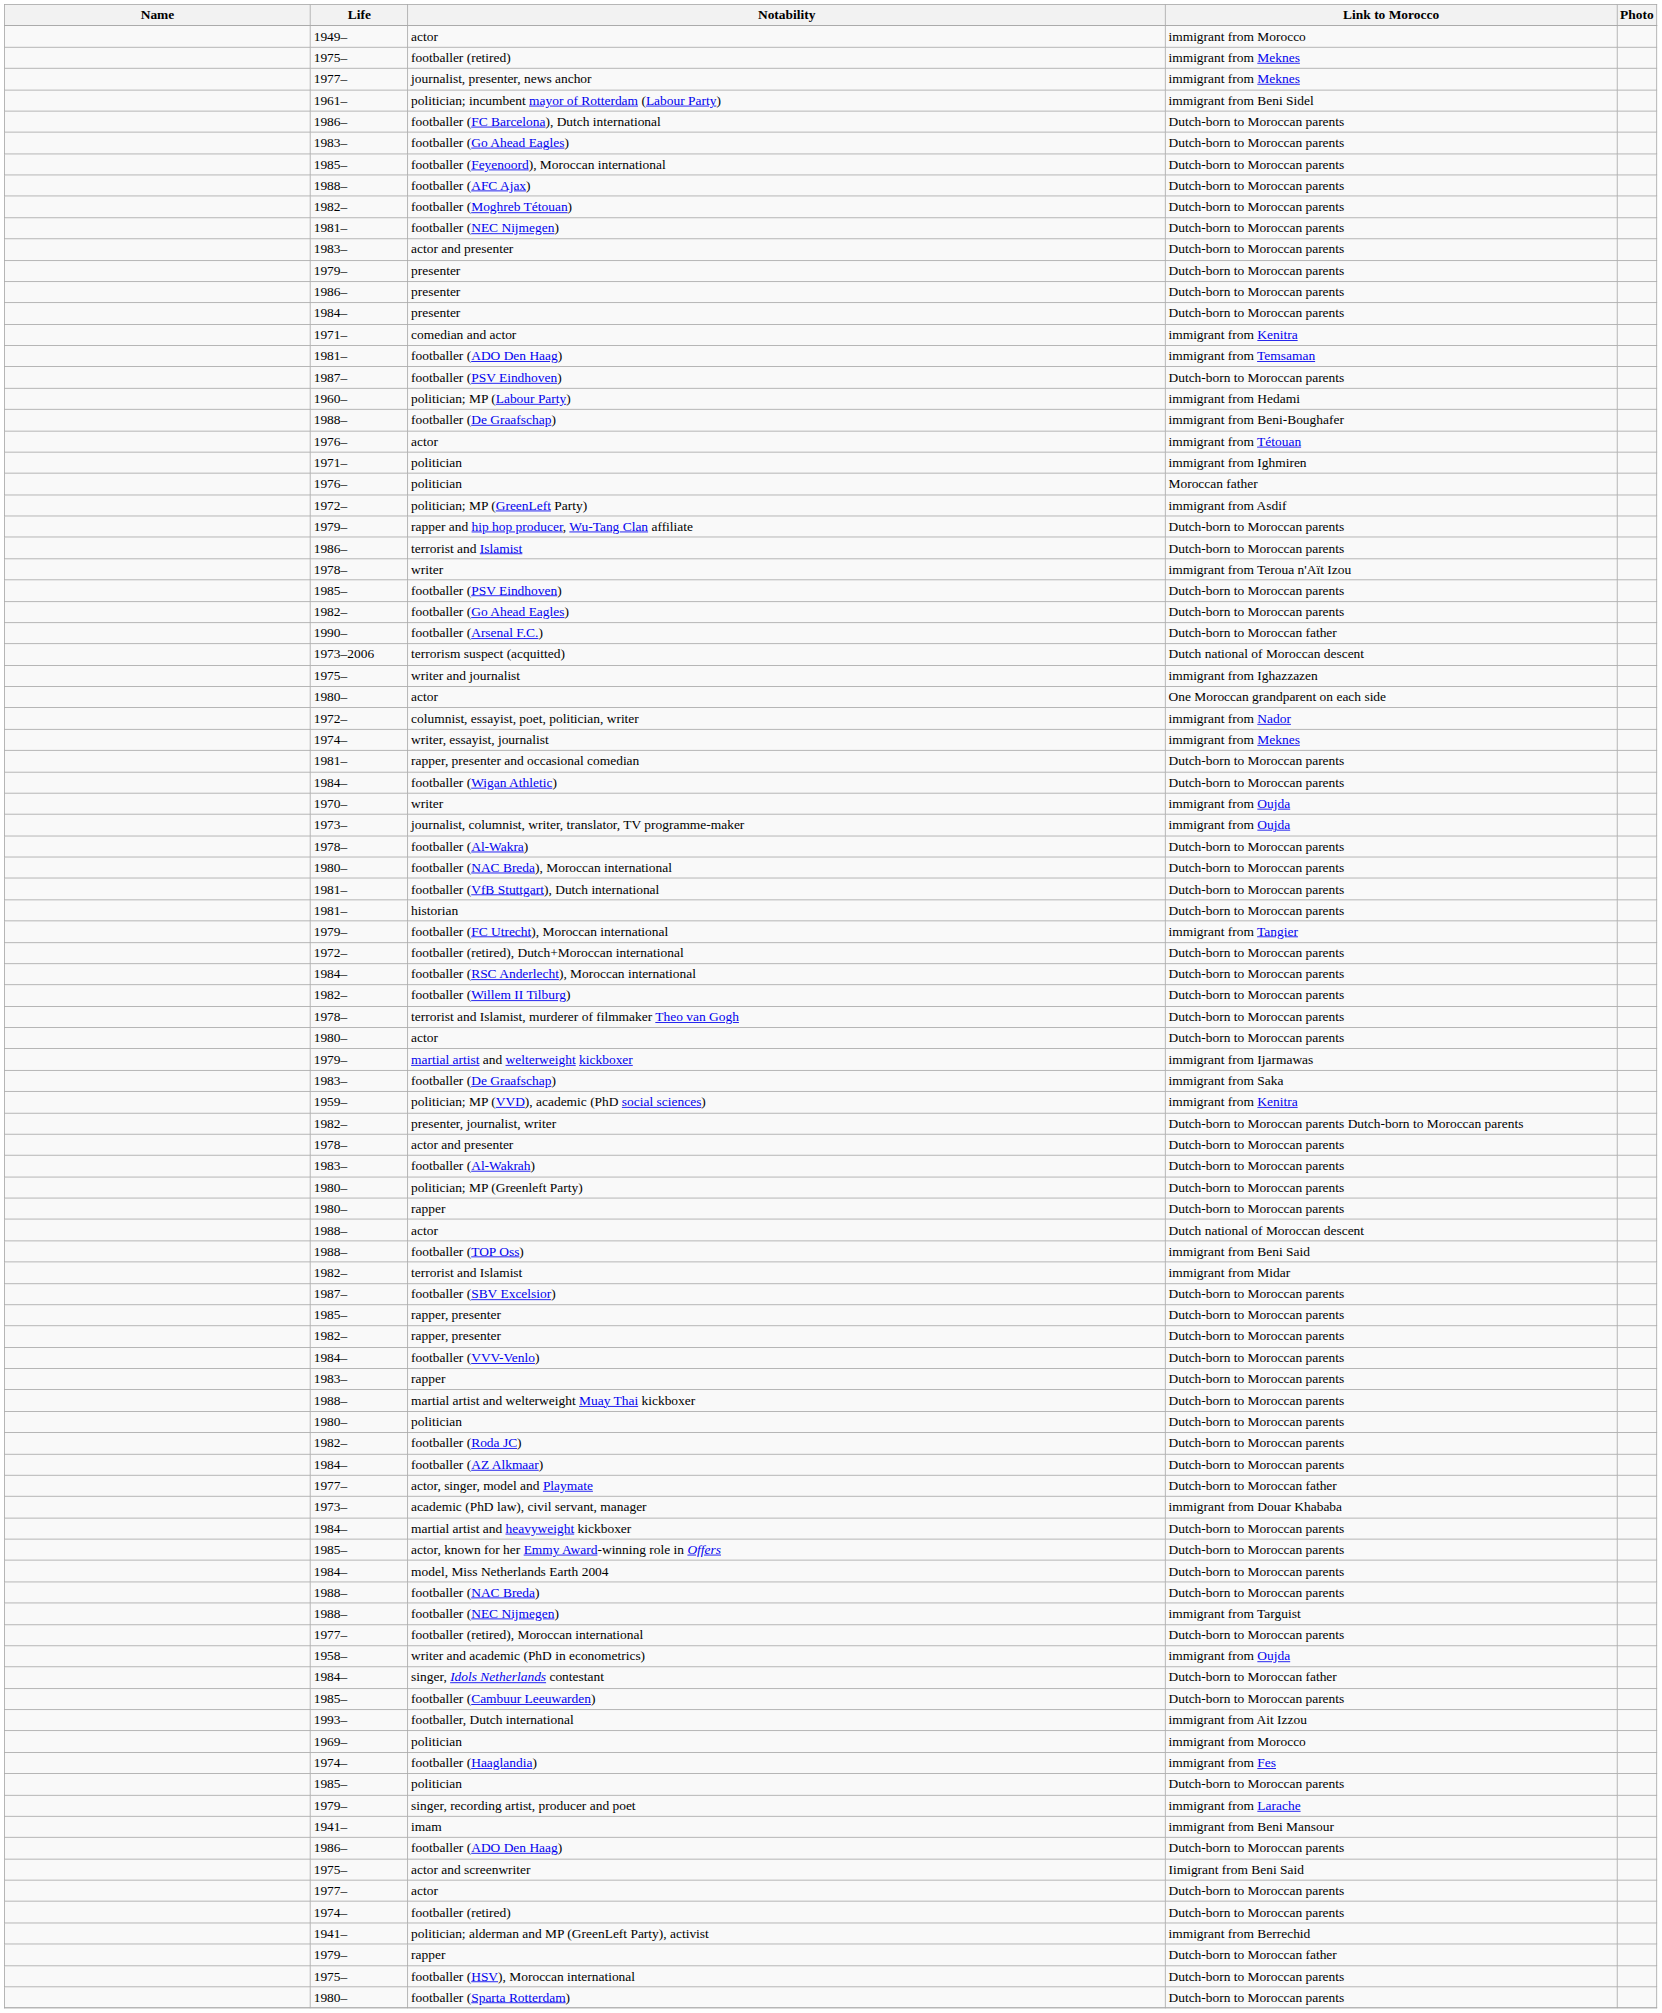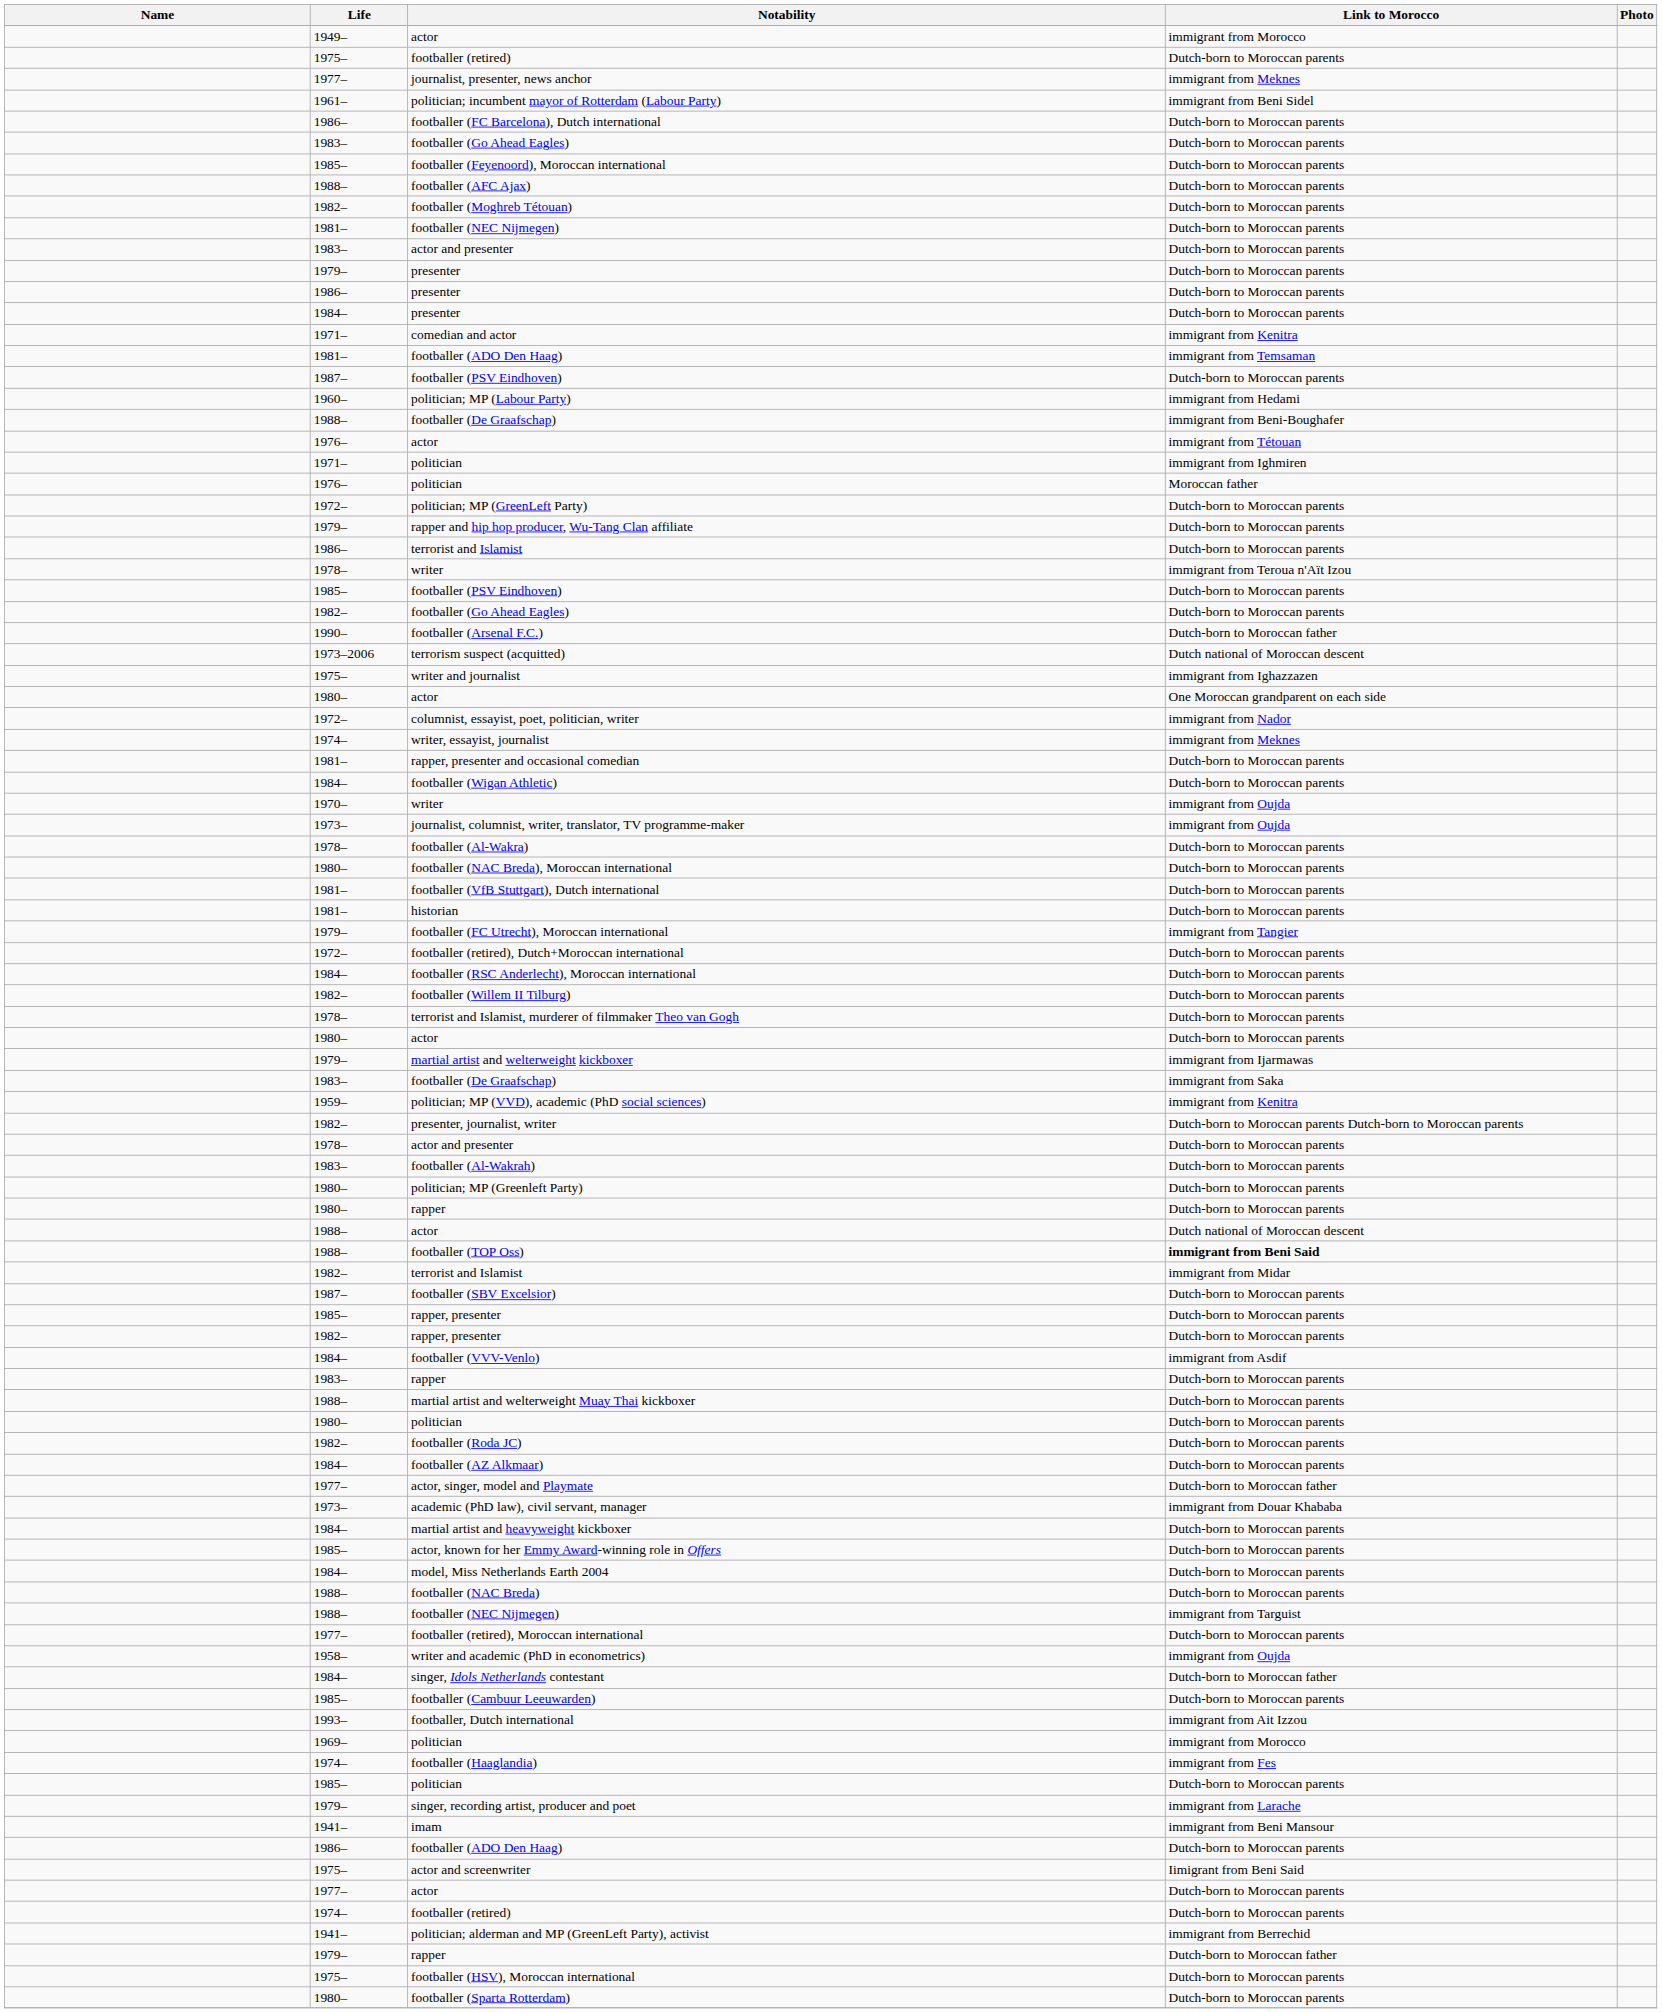(1234, 57) immigrant from Meknes -> (1256, 57) Dutch-born to Moroccan parents
(1227, 505) immigrant from Asdif -> (1256, 505) Dutch-born to Moroccan parents
(1239, 1251) normal -> (1244, 1251) bold
(1256, 1358) Dutch-born to Moroccan parents -> (1227, 1358) immigrant from Asdif
